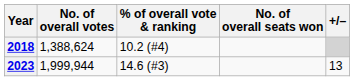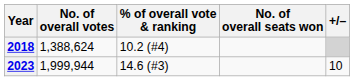(336, 66) 13 -> (336, 66) 10
